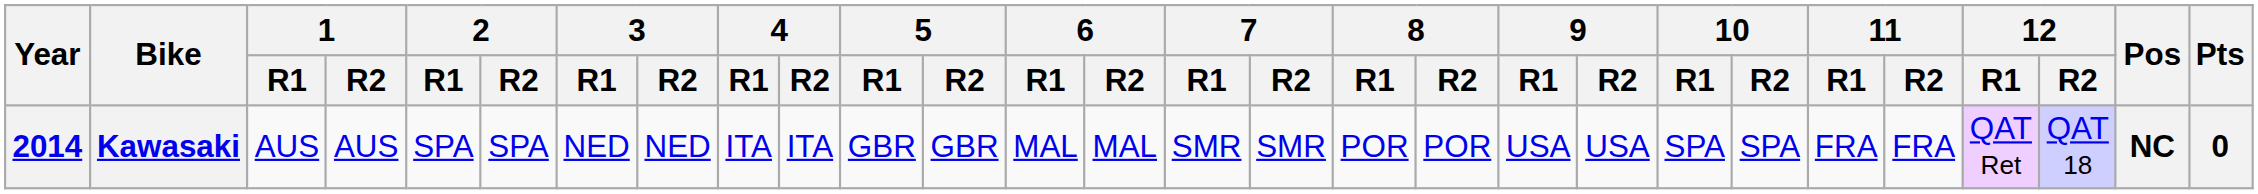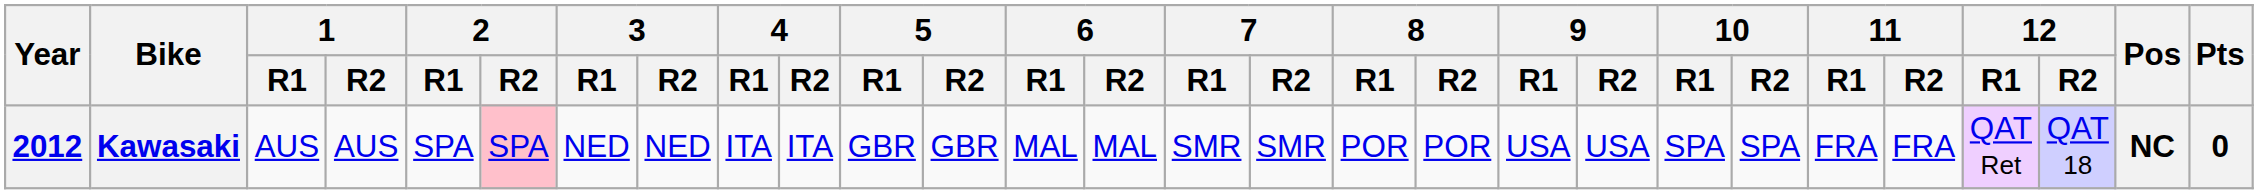(47, 147) 2014 -> (47, 147) 2012
(519, 147) no background -> (519, 147) pink background
